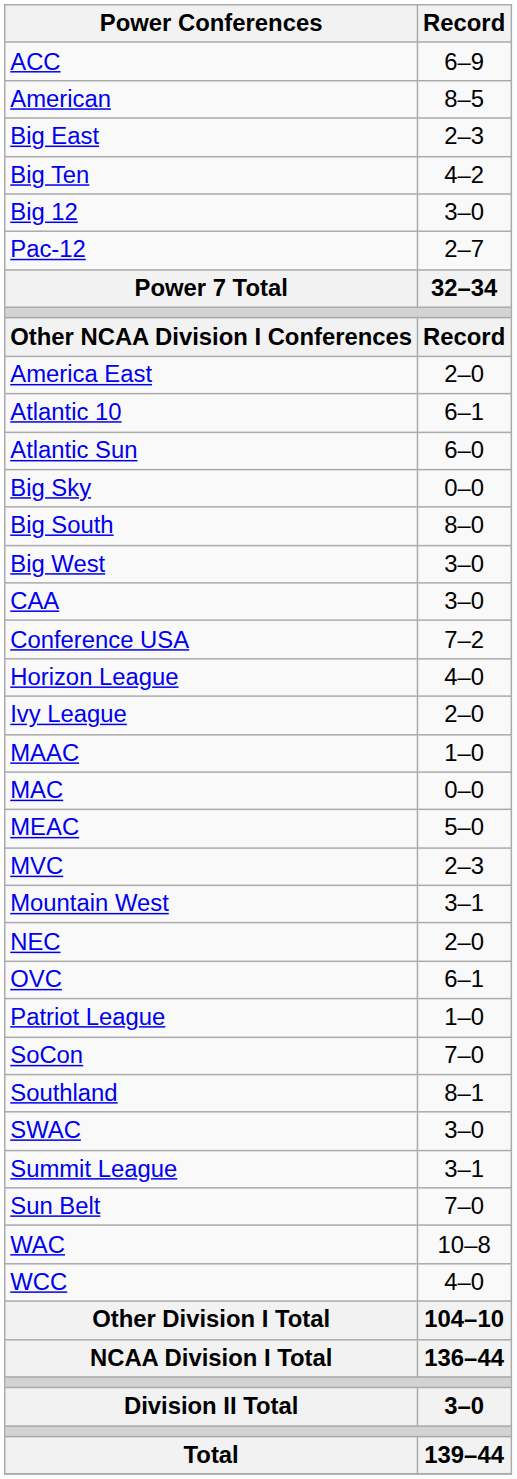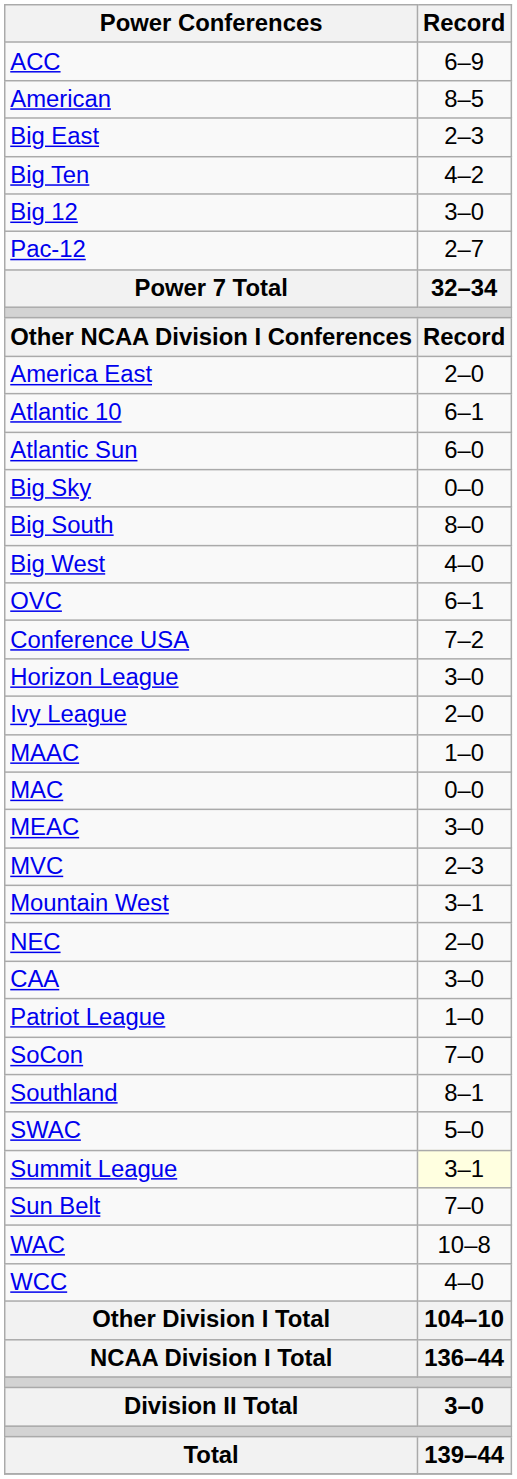(464, 563) 3–0 -> (464, 563) 4–0
rows swapped: (35, 601) <-> (36, 979)
(464, 677) 4–0 -> (464, 677) 3–0
(464, 828) 5–0 -> (464, 828) 3–0
(464, 1130) 3–0 -> (464, 1130) 5–0
(464, 1168) no background -> (464, 1168) lightyellow background
